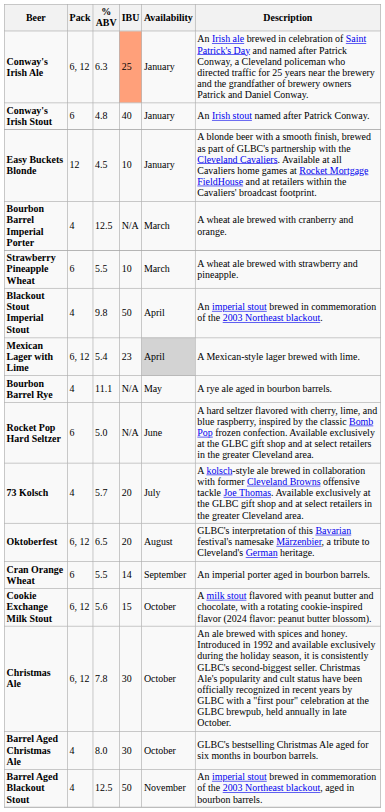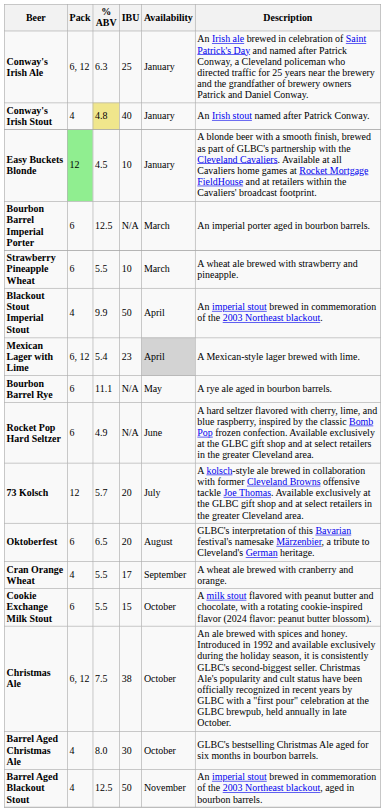(127, 67) lightsalmon background -> (127, 67) no background
(72, 116) 6 -> (72, 116) 4
(101, 116) no background -> (101, 116) khaki background
(75, 165) no background -> (75, 165) lightgreen background
(72, 225) 4 -> (72, 225) 6
(275, 225) A wheat ale brewed with cranberry and orange. -> (284, 225) An imperial porter aged in bourbon barrels.
(101, 313) 9.8 -> (101, 313) 9.9
(72, 389) 4 -> (72, 389) 6
(101, 432) 5.0 -> (101, 432) 4.9
(72, 493) 4 -> (75, 493) 12
(80, 542) 6, 12 -> (72, 542) 6
(72, 575) 6 -> (72, 575) 4
(127, 575) 14 -> (127, 575) 17
(284, 575) An imperial porter aged in bourbon barrels. -> (275, 575) A wheat ale brewed with cranberry and orange.
(80, 607) 6, 12 -> (72, 607) 6
(101, 607) 5.6 -> (101, 607) 5.5
(101, 679) 7.8 -> (101, 679) 7.5
(127, 679) 30 -> (127, 679) 38
